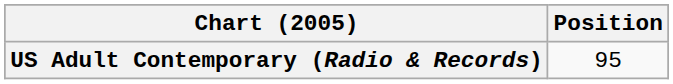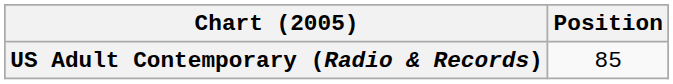(608, 60) 95 -> (608, 60) 85
